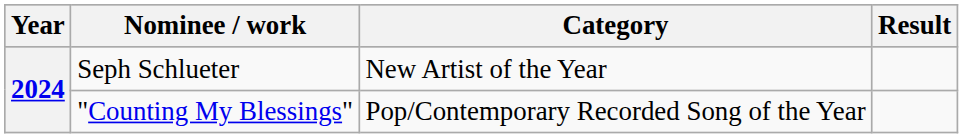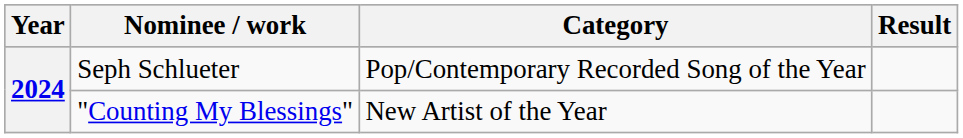(486, 68) New Artist of the Year -> (616, 68) Pop/Contemporary Recorded Song of the Year
(616, 111) Pop/Contemporary Recorded Song of the Year -> (486, 111) New Artist of the Year
